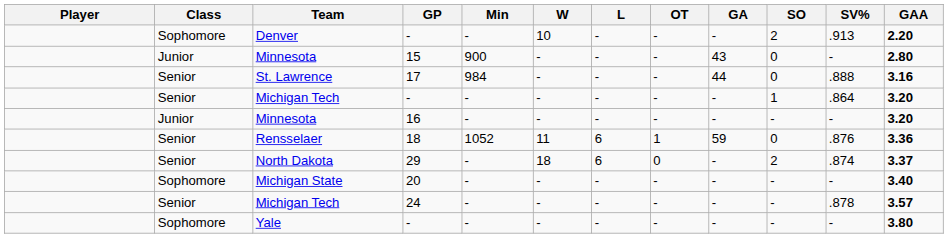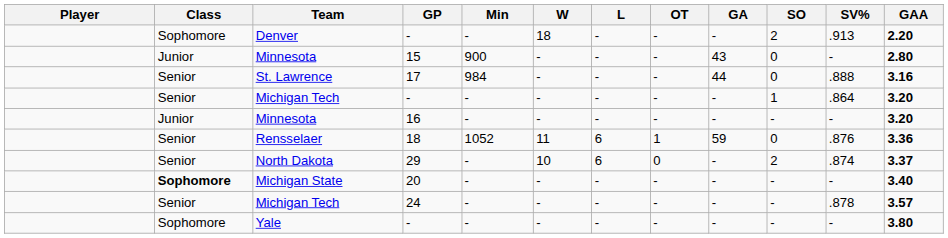(544, 35) 10 -> (544, 35) 18
(544, 160) 18 -> (544, 160) 10
(192, 181) normal -> (194, 181) bold
